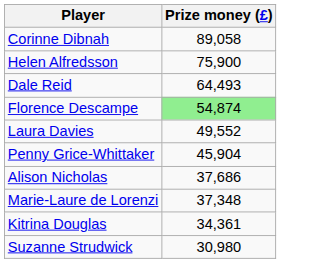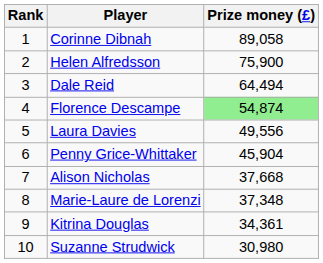+ column: (26, 16)
(219, 85) 64,493 -> (261, 85) 64,494
(219, 131) 49,552 -> (261, 131) 49,556
(219, 177) 37,686 -> (261, 177) 37,668
